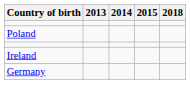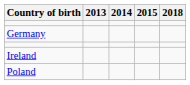rows swapped: (21, 34) <-> (26, 71)
